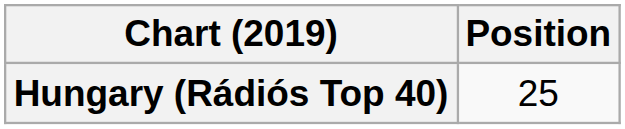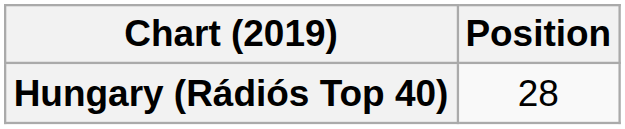(538, 92) 25 -> (538, 92) 28
